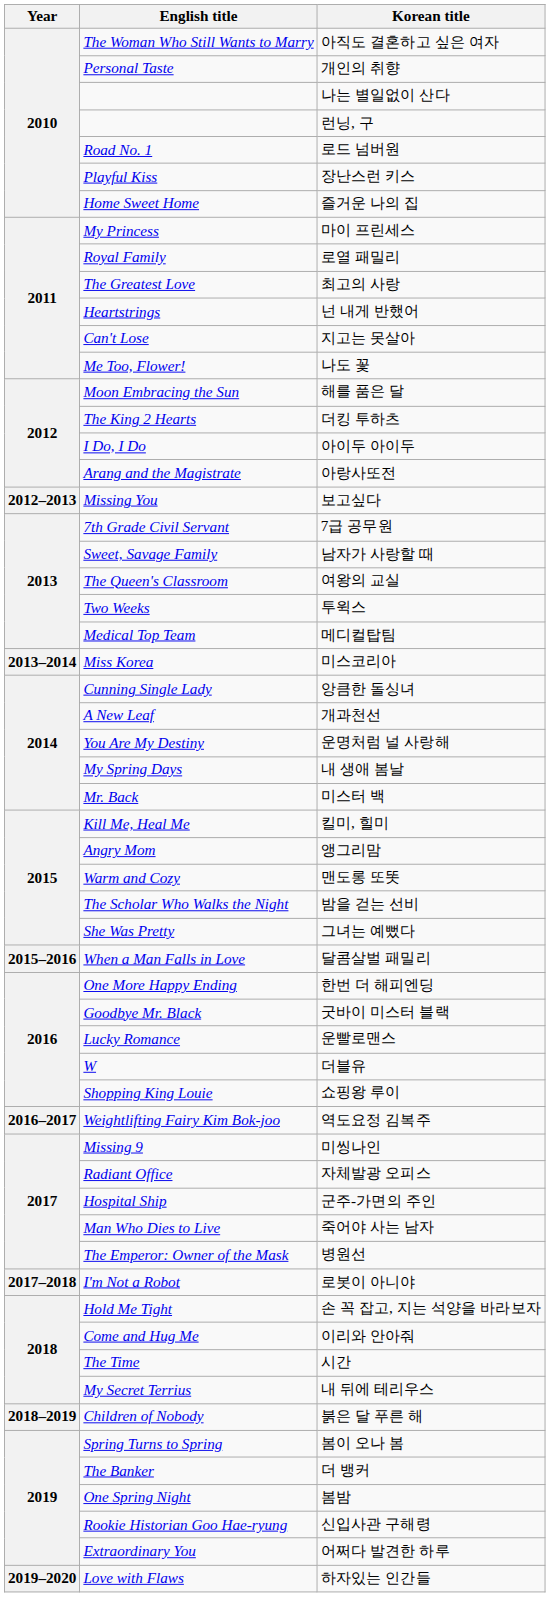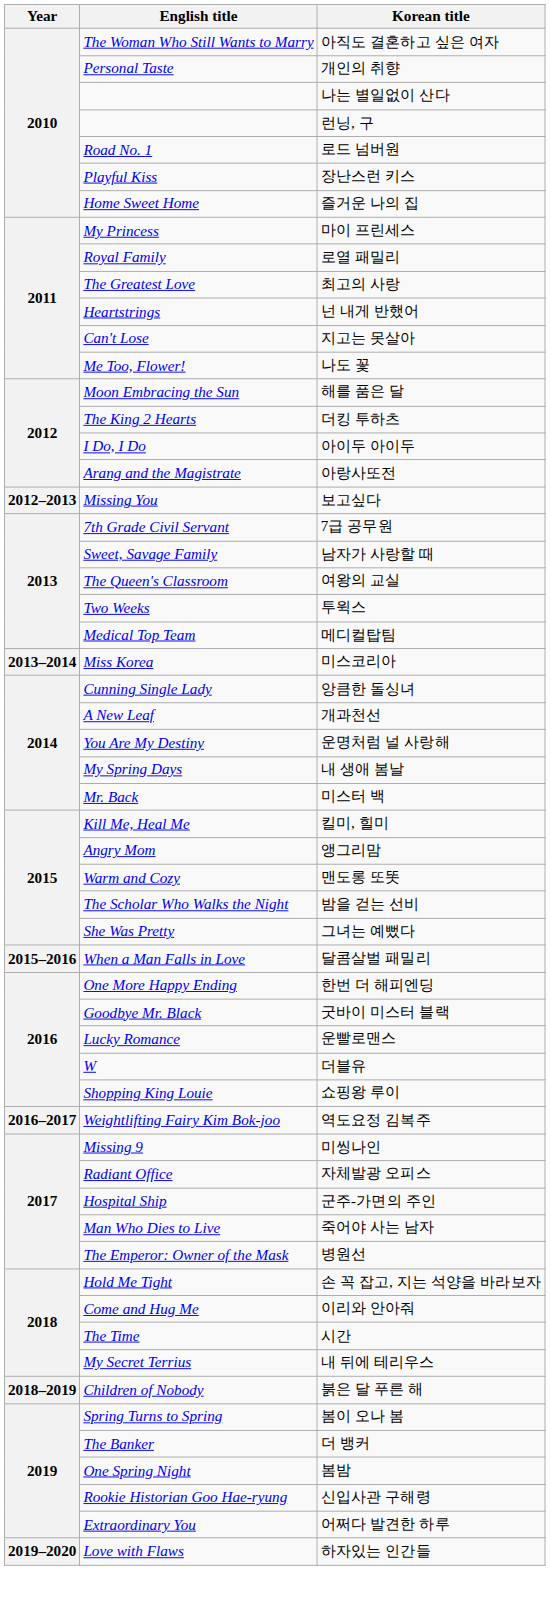- row: (368, 1281)
